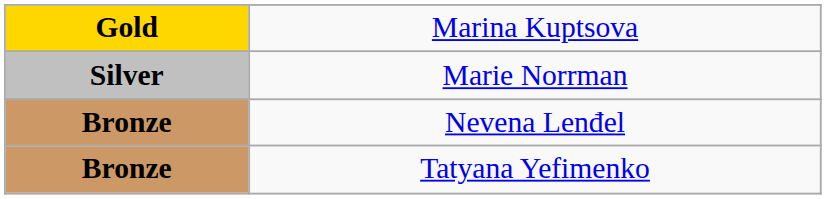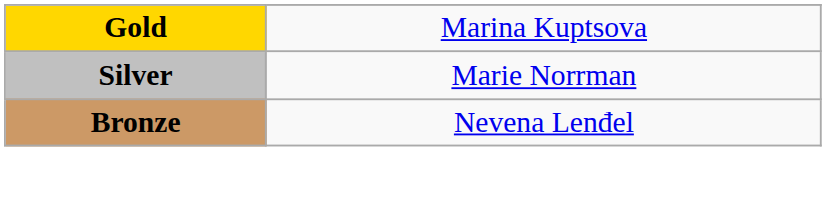- row: (535, 168)
